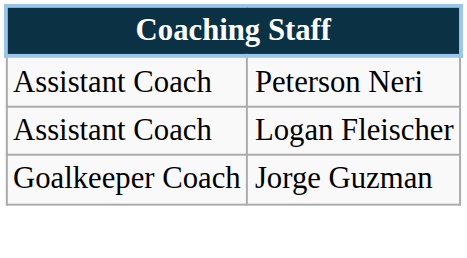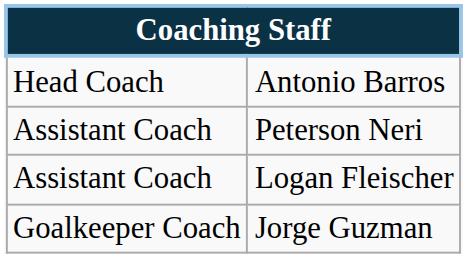+ row: (350, 81)
